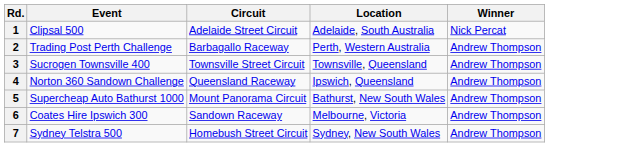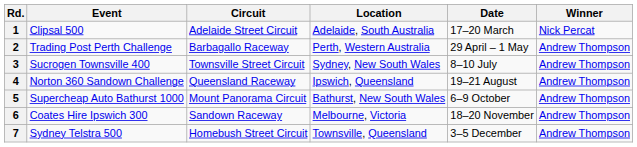+ column: (492, 13)
(370, 64) Townsville, Queensland -> (376, 64) Sydney, New South Wales
(376, 133) Sydney, New South Wales -> (370, 133) Townsville, Queensland
